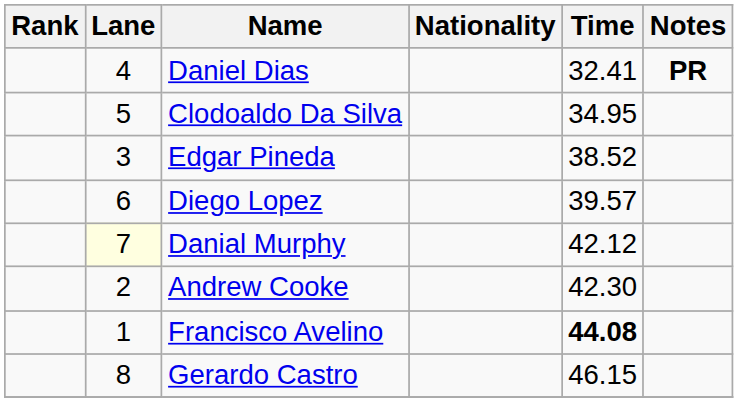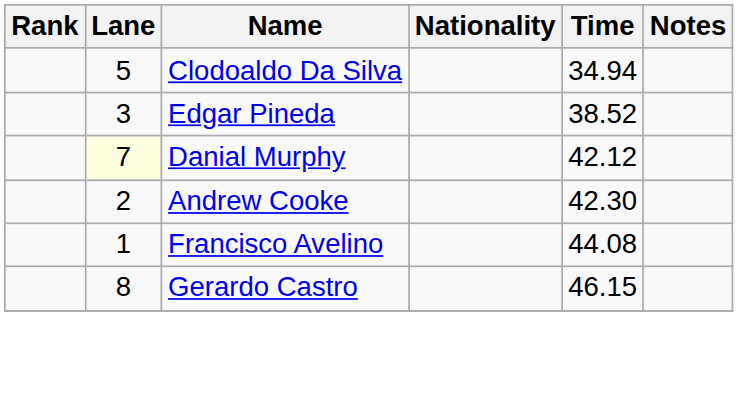- row: (238, 69)
(603, 113) 34.95 -> (603, 69) 34.94
- row: (245, 200)
(603, 331) bold -> (603, 244) normal
